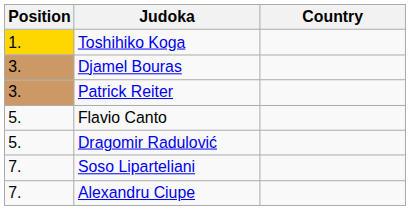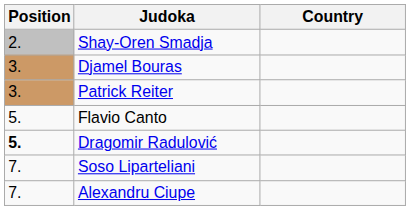- row: (132, 42)
+ row: (145, 42)
(15, 142) normal -> (15, 142) bold
